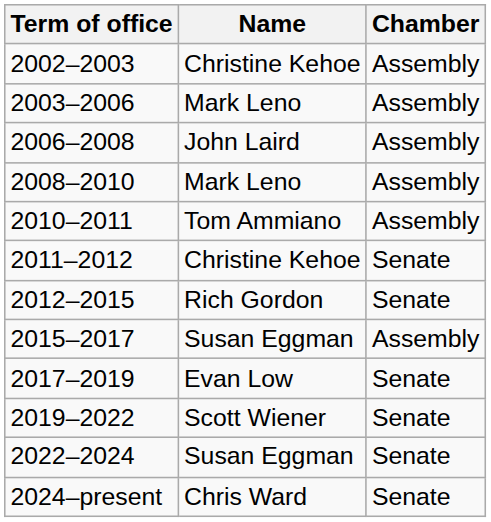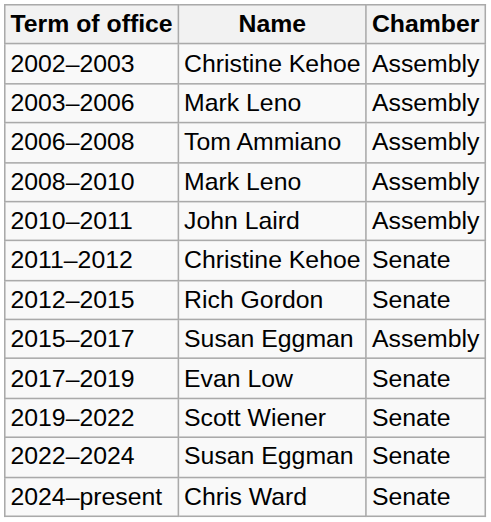(242, 142) John Laird -> (263, 142) Tom Ammiano
(263, 220) Tom Ammiano -> (242, 220) John Laird
